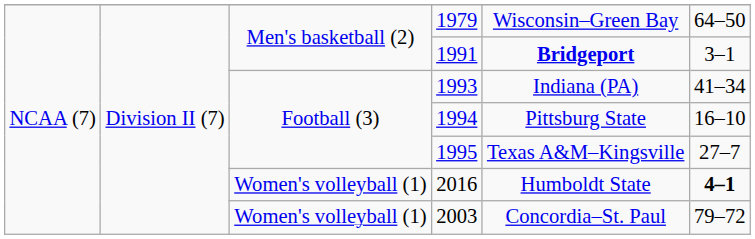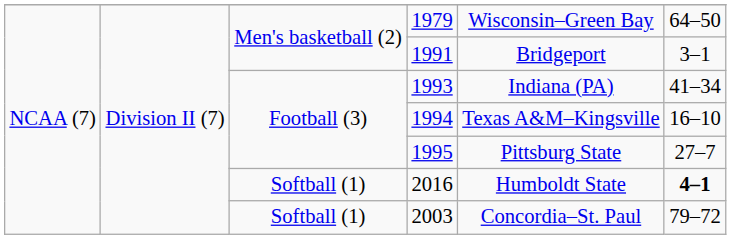(586, 53) bold -> (561, 53) normal
(586, 119) Pittsburg State -> (561, 119) Texas A&M–Kingsville
(586, 151) Texas A&M–Kingsville -> (561, 151) Pittsburg State
(330, 184) Women's volleyball (1) -> (318, 184) Softball (1)
(330, 217) Women's volleyball (1) -> (318, 217) Softball (1)
